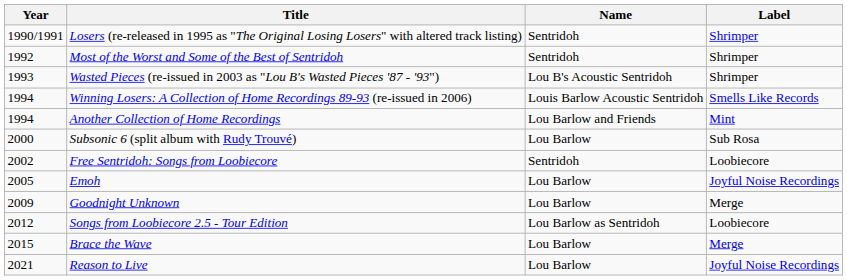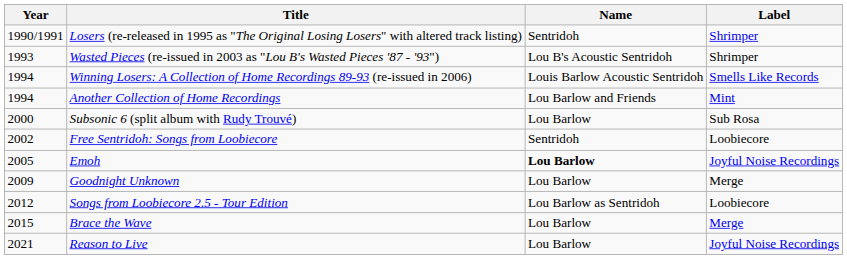- row: (206, 56)
(560, 181) normal -> (561, 160) bold
